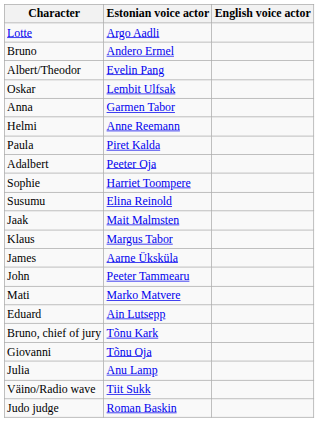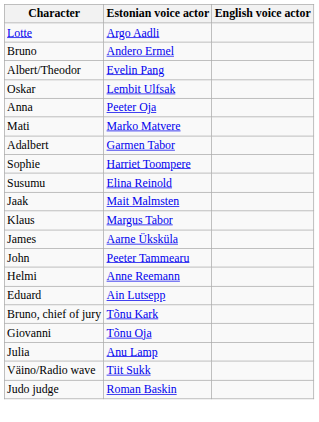(141, 107) Garmen Tabor -> (131, 107) Peeter Oja
rows swapped: (18, 295) <-> (22, 126)
- row: (20, 145)
(131, 164) Peeter Oja -> (141, 145) Garmen Tabor
